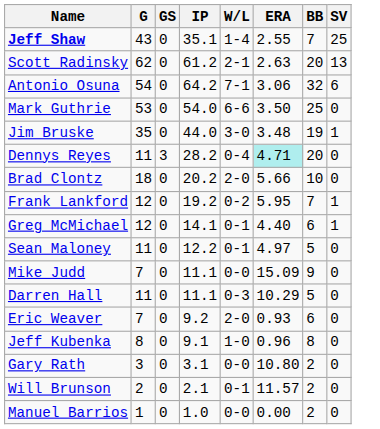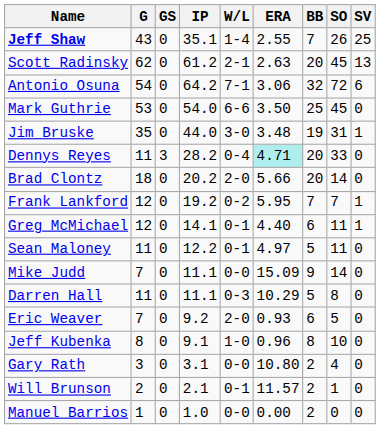+ column: (339, 16)
(315, 179) 10 -> (315, 179) 20
